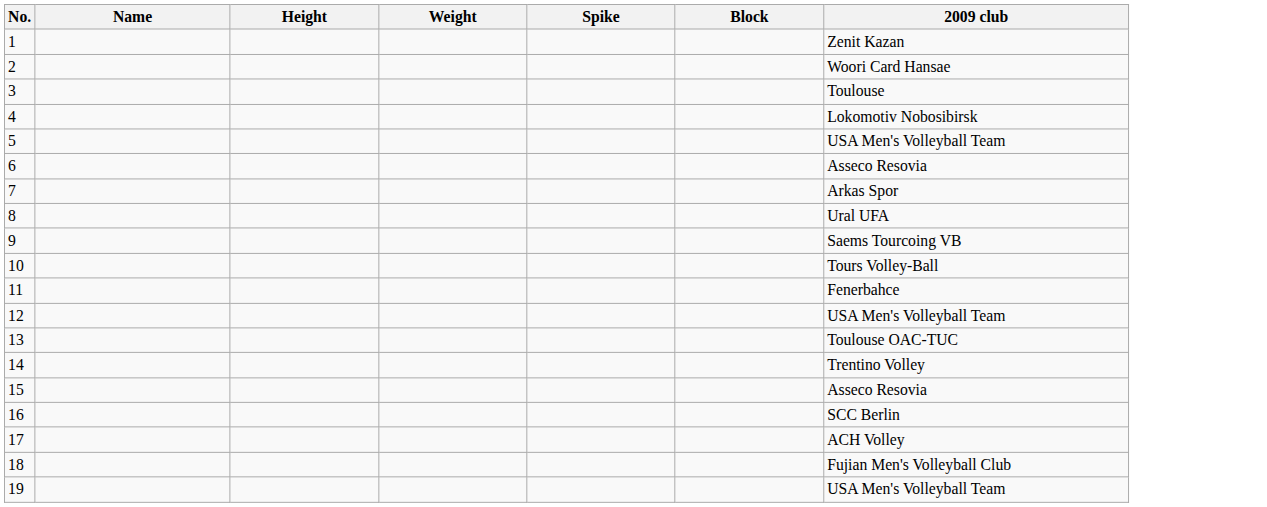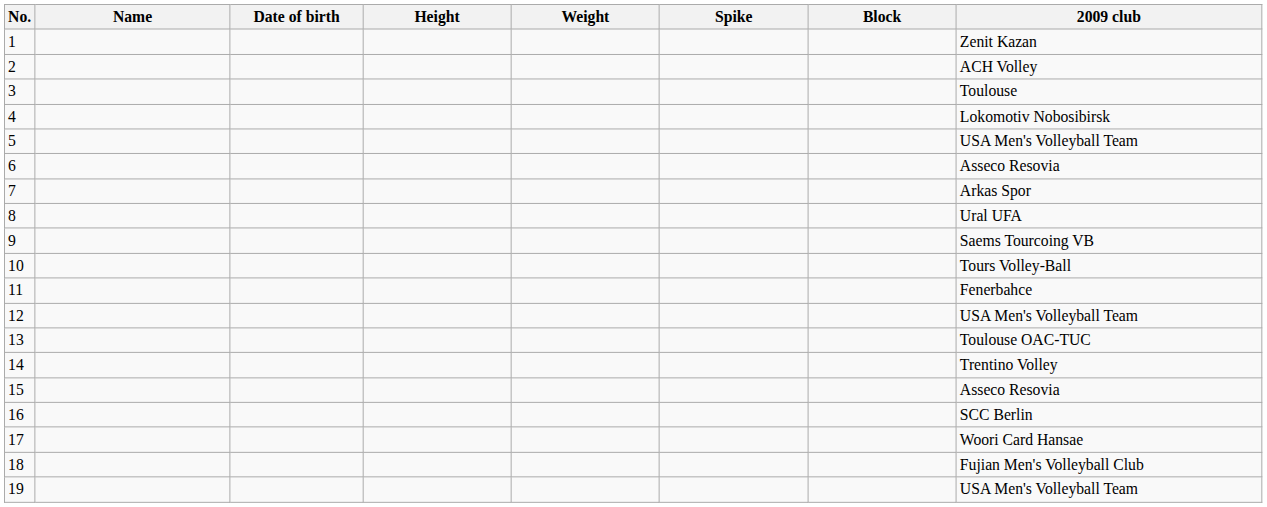+ column: (297, 16)
(889, 66) Woori Card Hansae -> (999, 66) ACH Volley
(866, 439) ACH Volley -> (1022, 439) Woori Card Hansae
